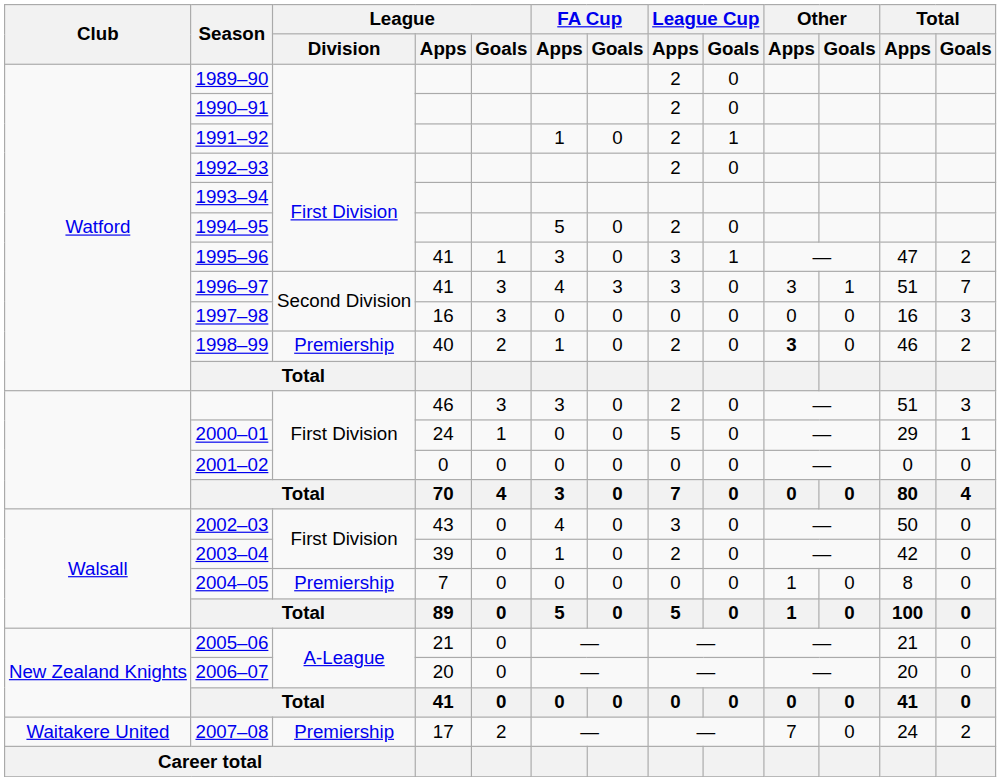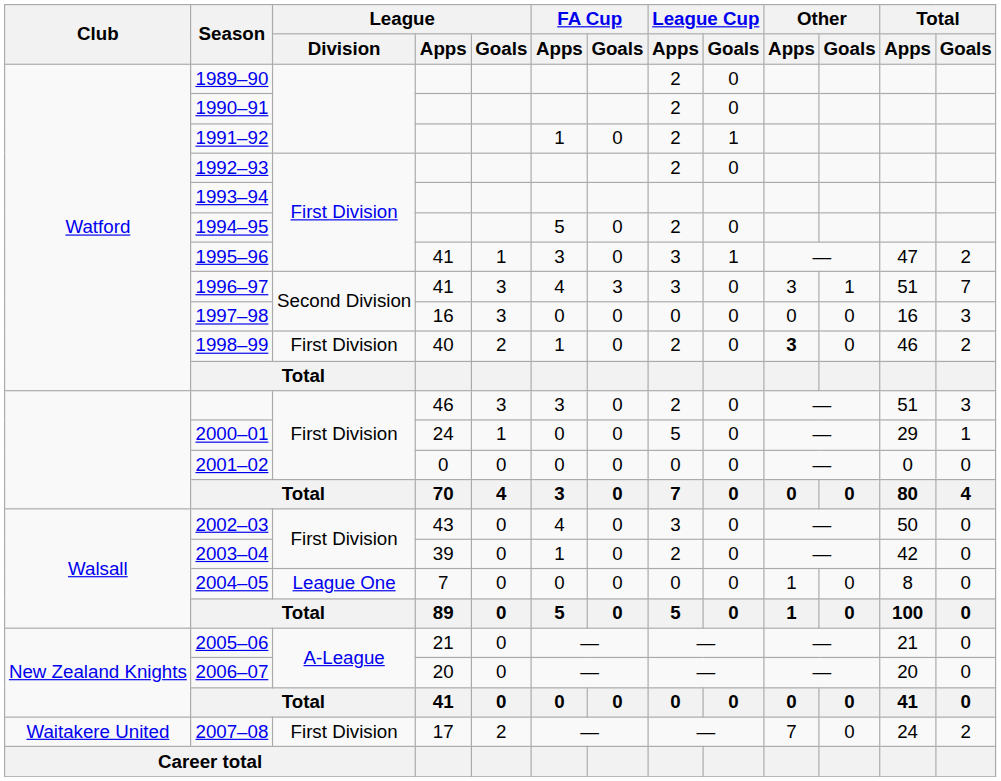(344, 345) Premiership -> (344, 345) First Division
(344, 583) Premiership -> (344, 583) League One
(344, 731) Premiership -> (344, 731) First Division
